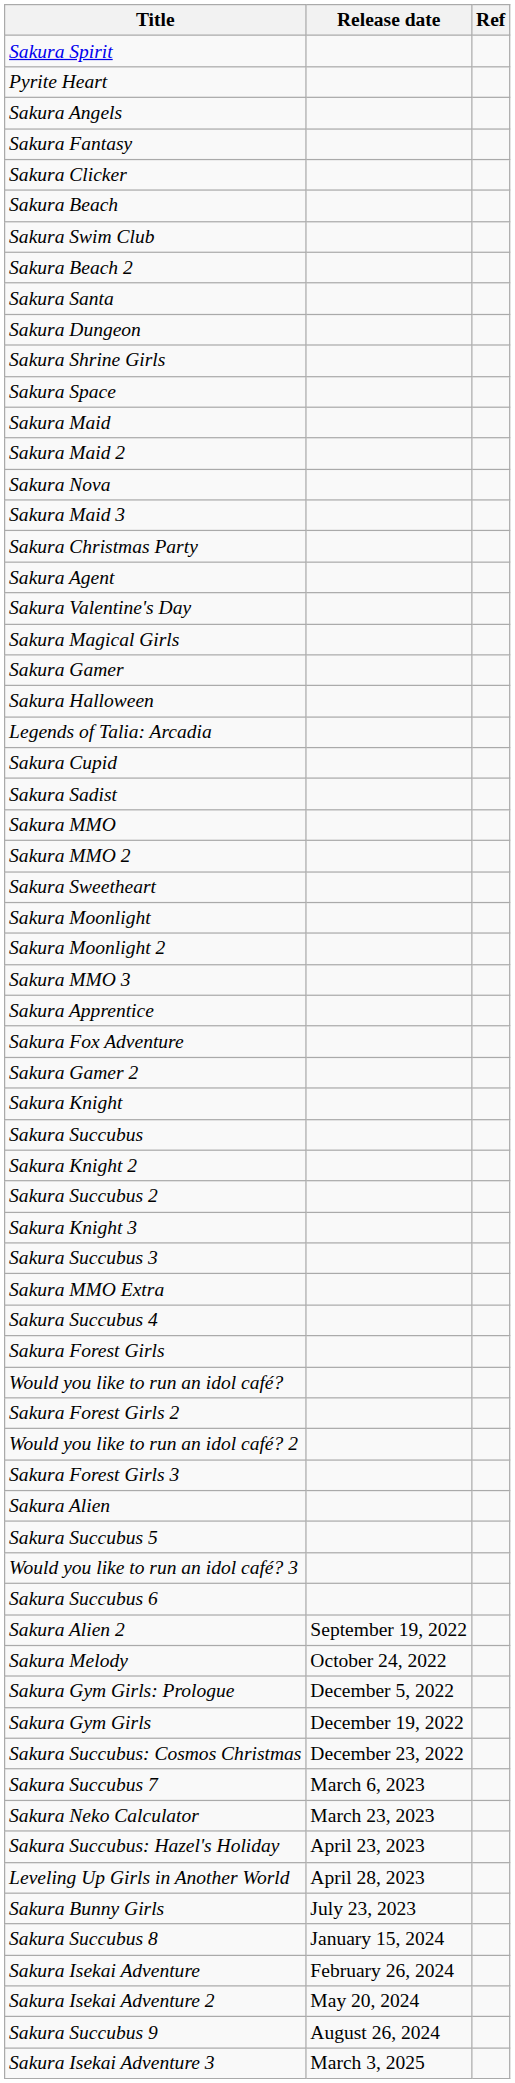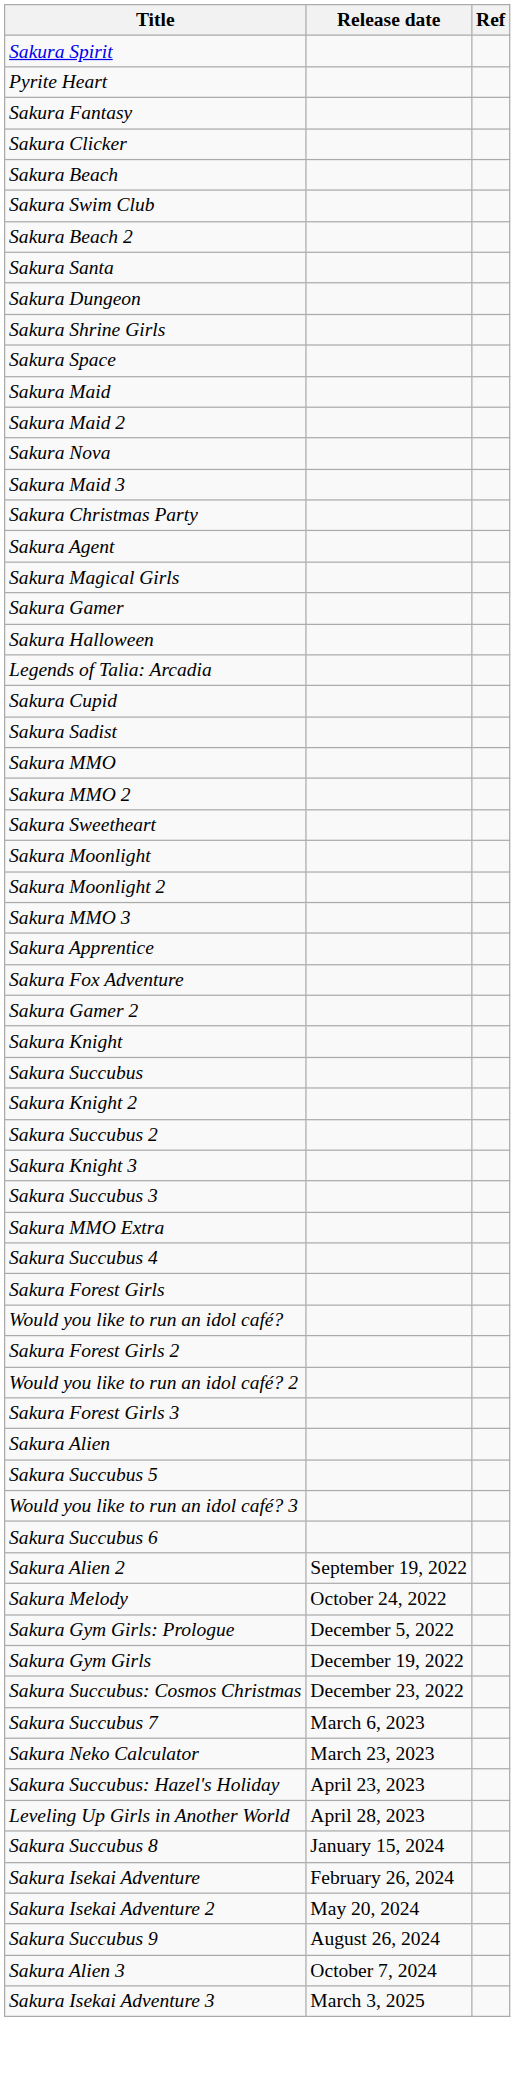- row: (66, 112)
- row: (100, 608)
- row: (87, 1908)
+ row: (67, 1970)
